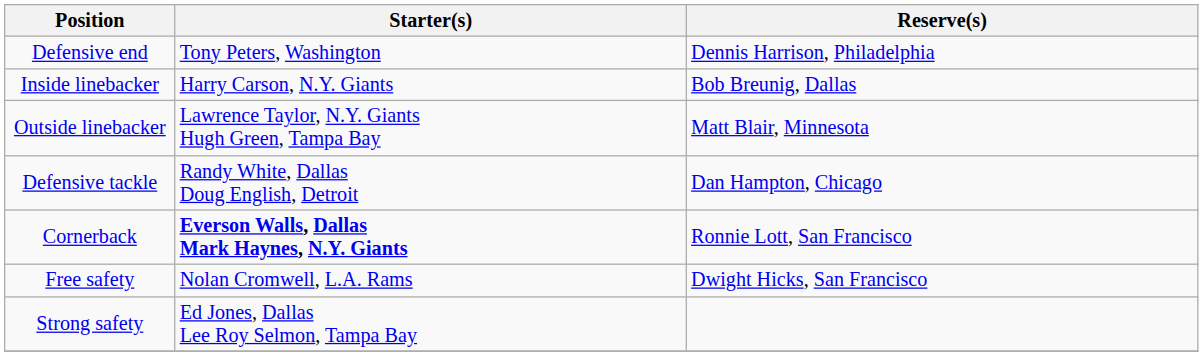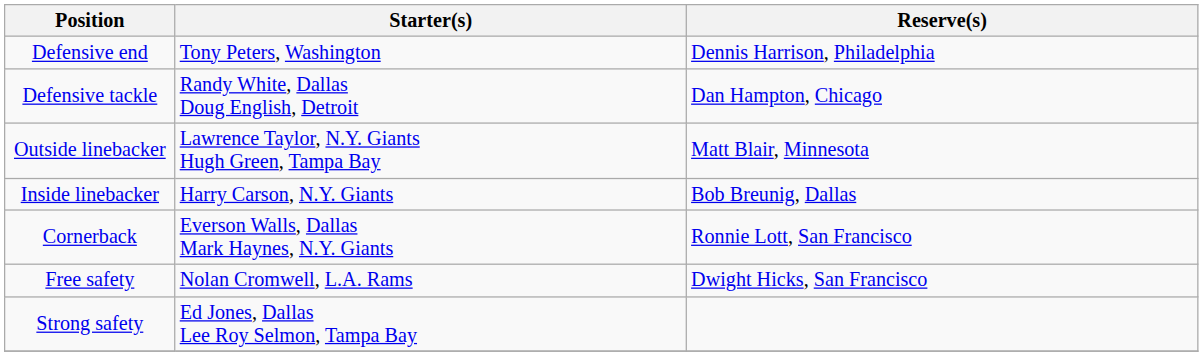rows swapped: (90, 182) <-> (90, 84)
(294, 237) bold -> (286, 237) normal
